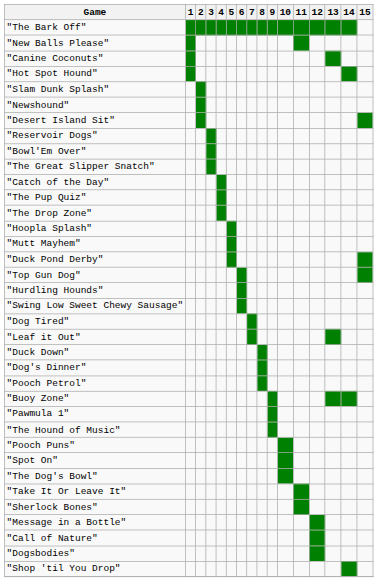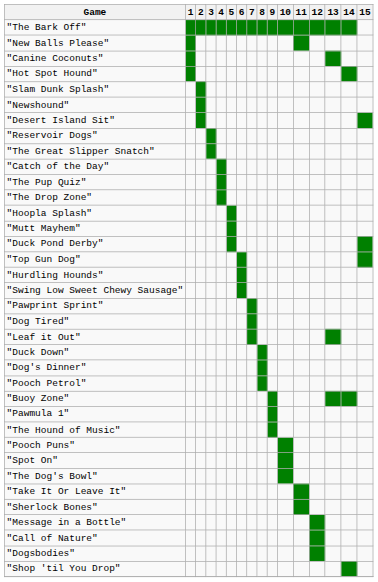- row: (46, 151)
+ row: (55, 306)
